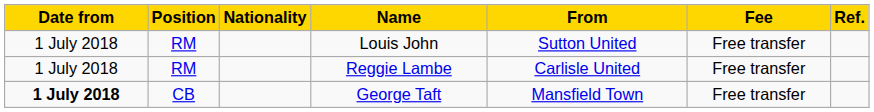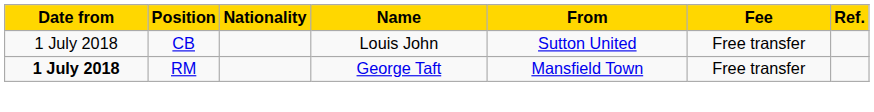(184, 44) RM -> (184, 44) CB
- row: (399, 69)
(184, 95) CB -> (184, 69) RM
